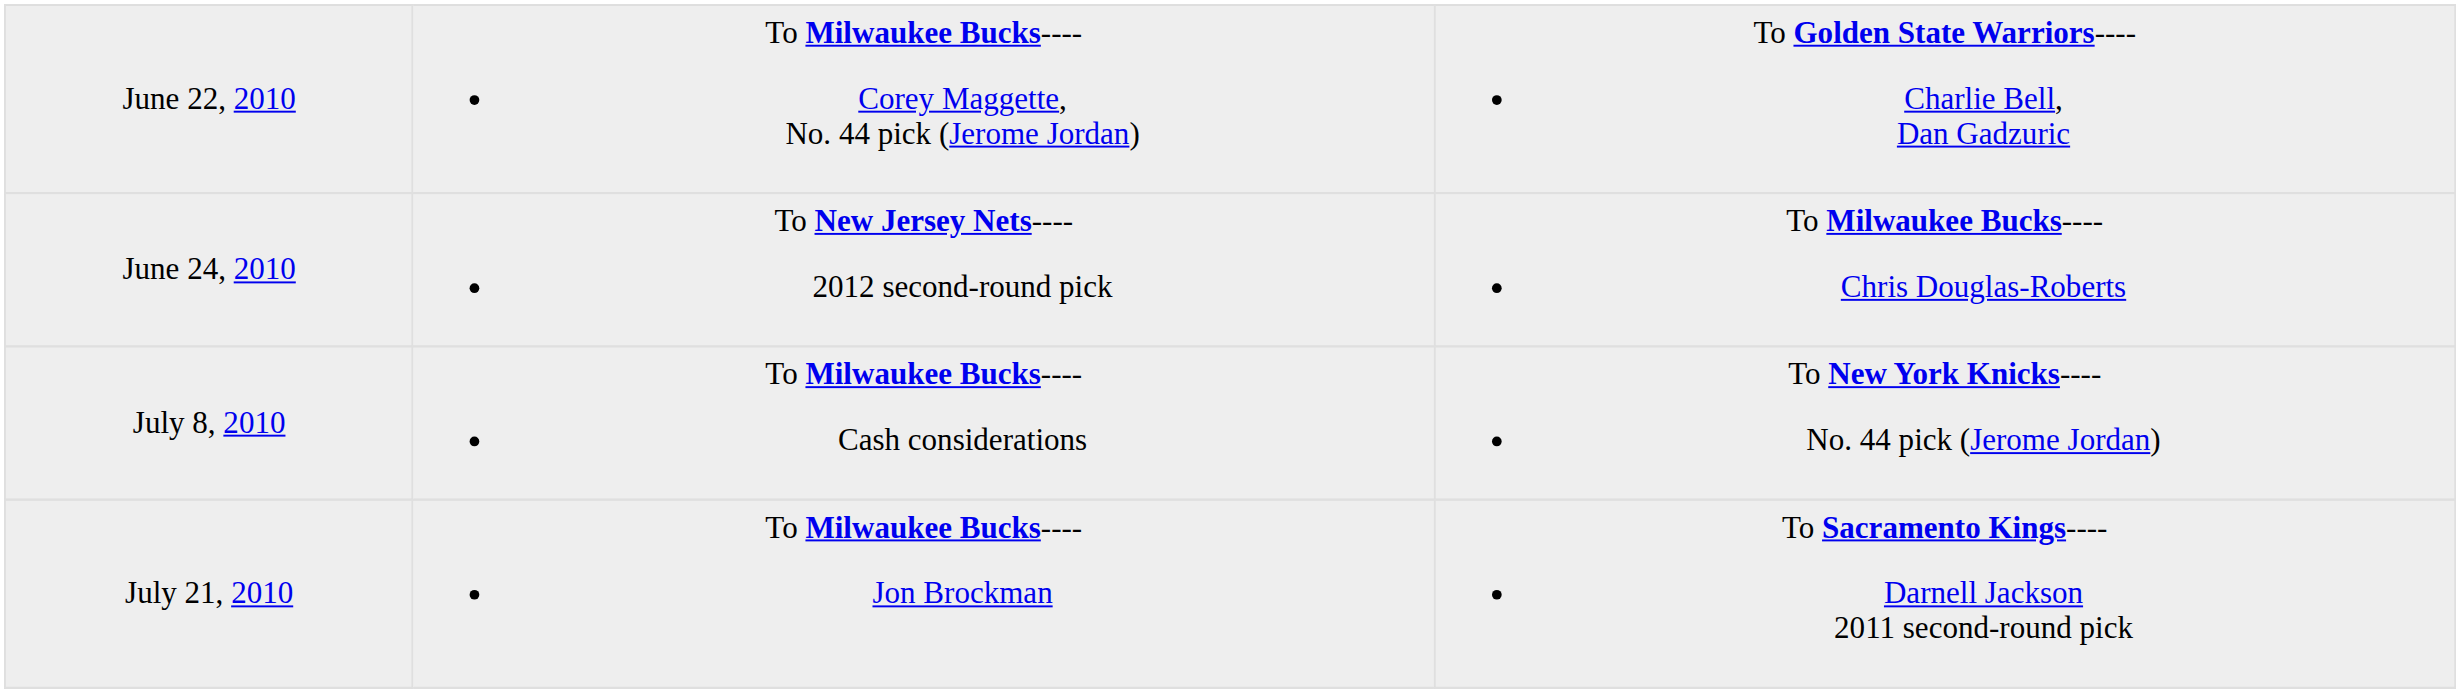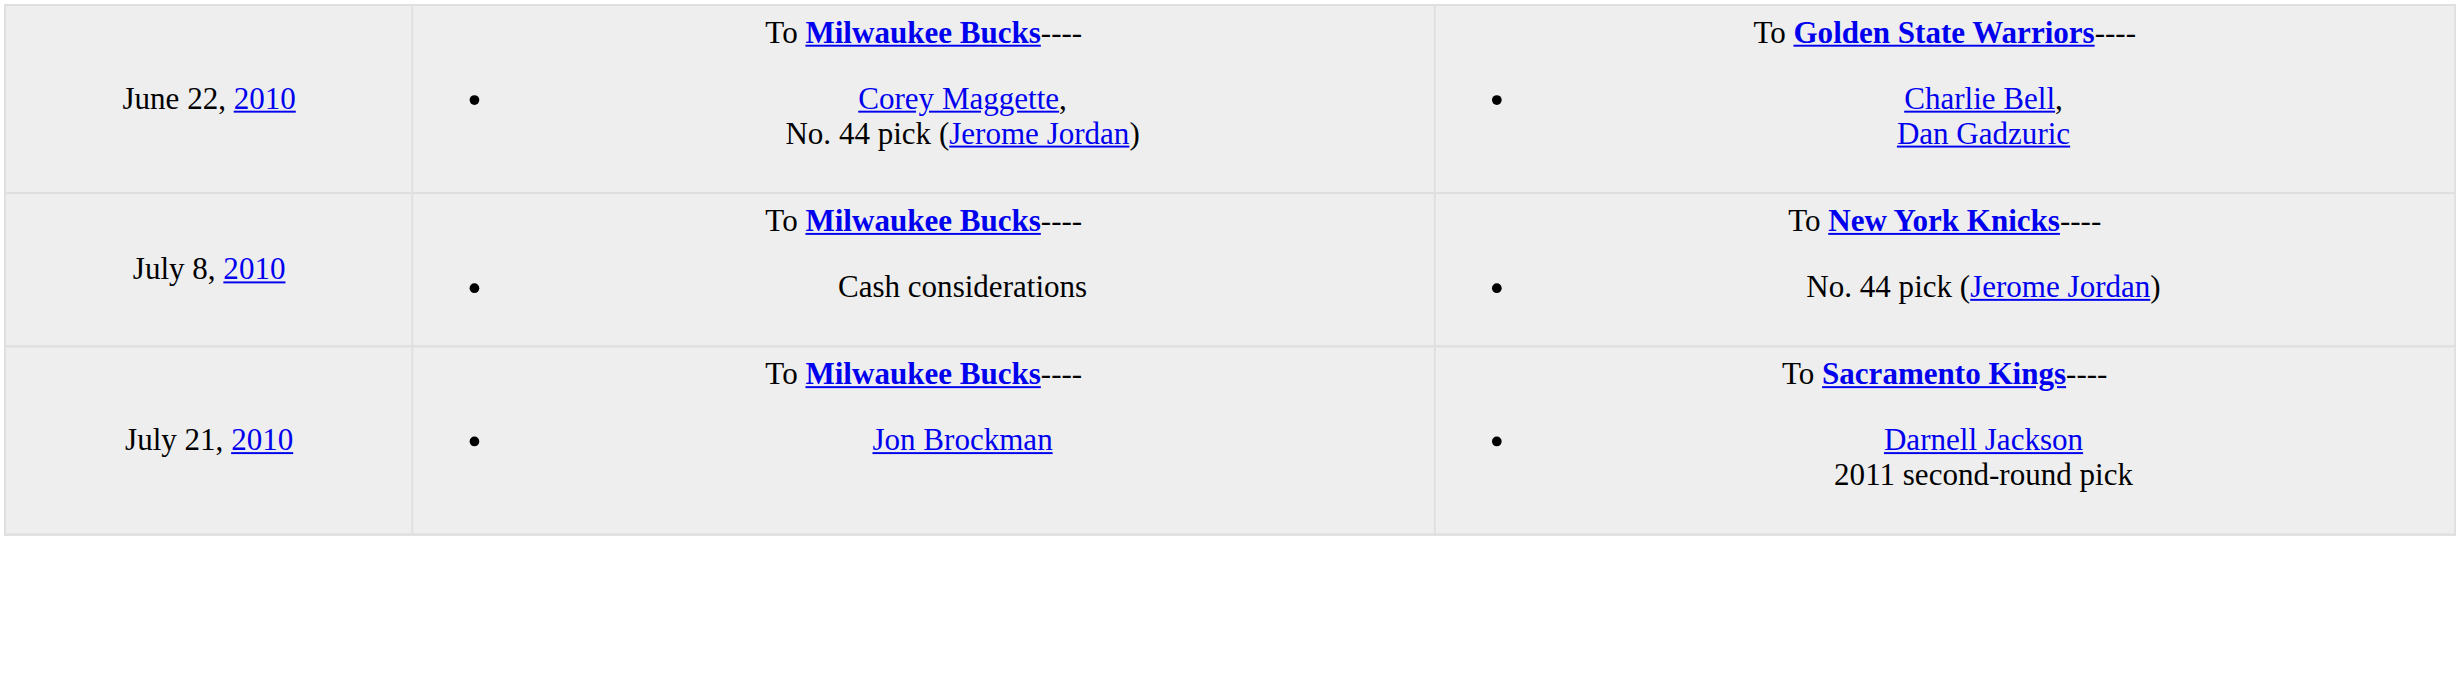- row: (209, 269)
